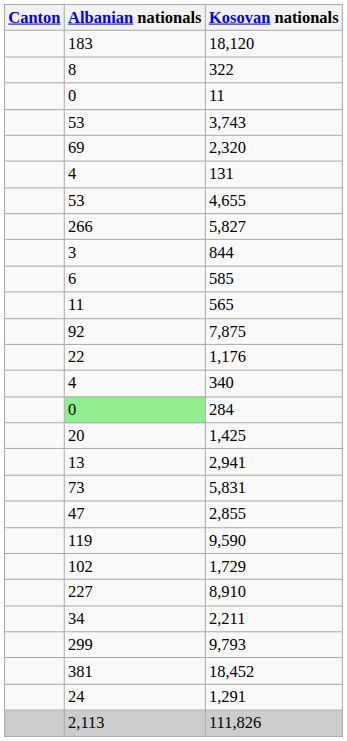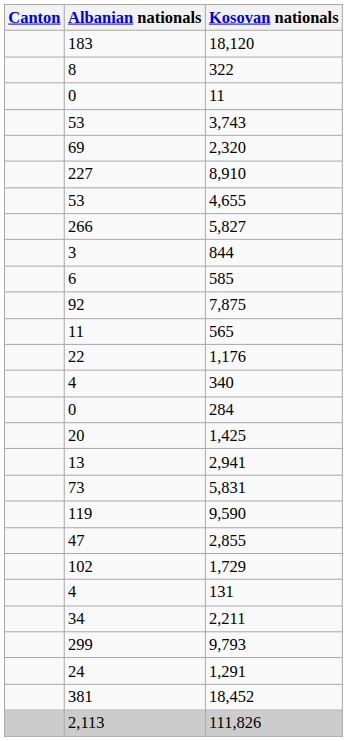rows swapped: (228, 592) <-> (221, 174)
rows swapped: (221, 305) <-> (228, 331)
(72, 409) lightgreen background -> (72, 409) no background
rows swapped: (228, 540) <-> (228, 514)
rows swapped: (228, 697) <-> (232, 670)
